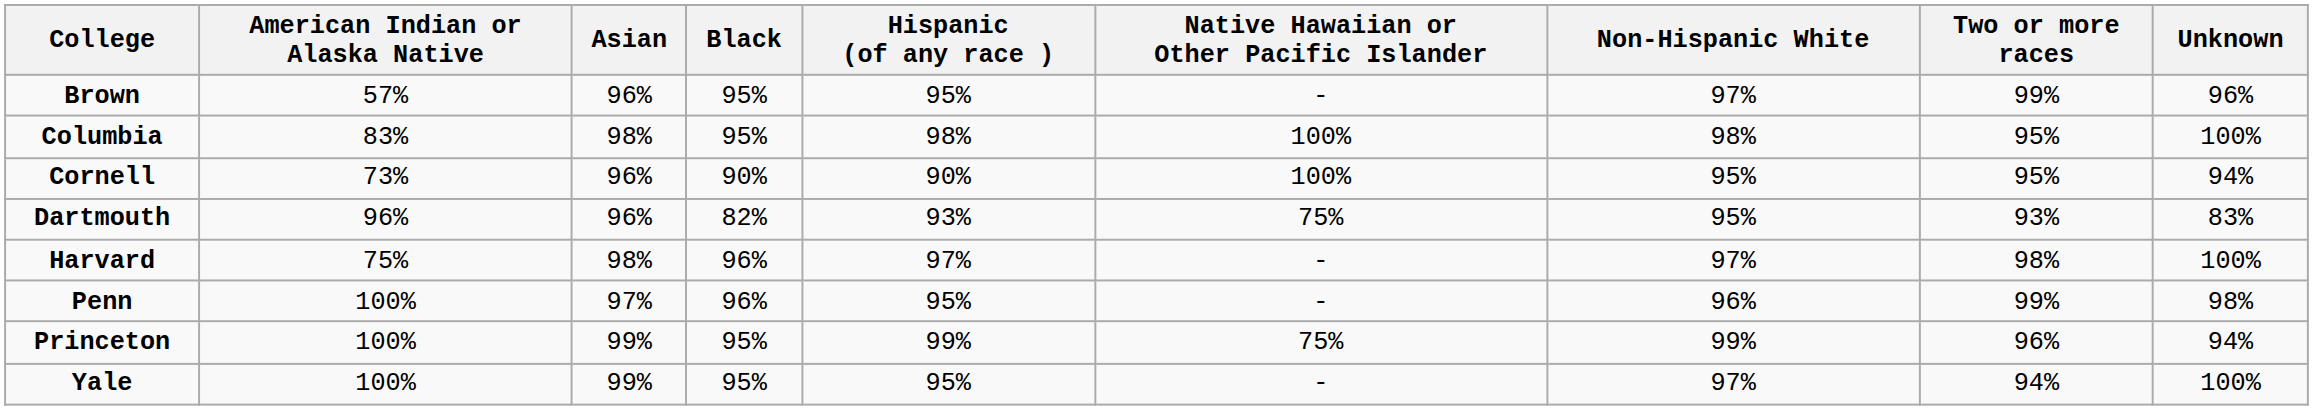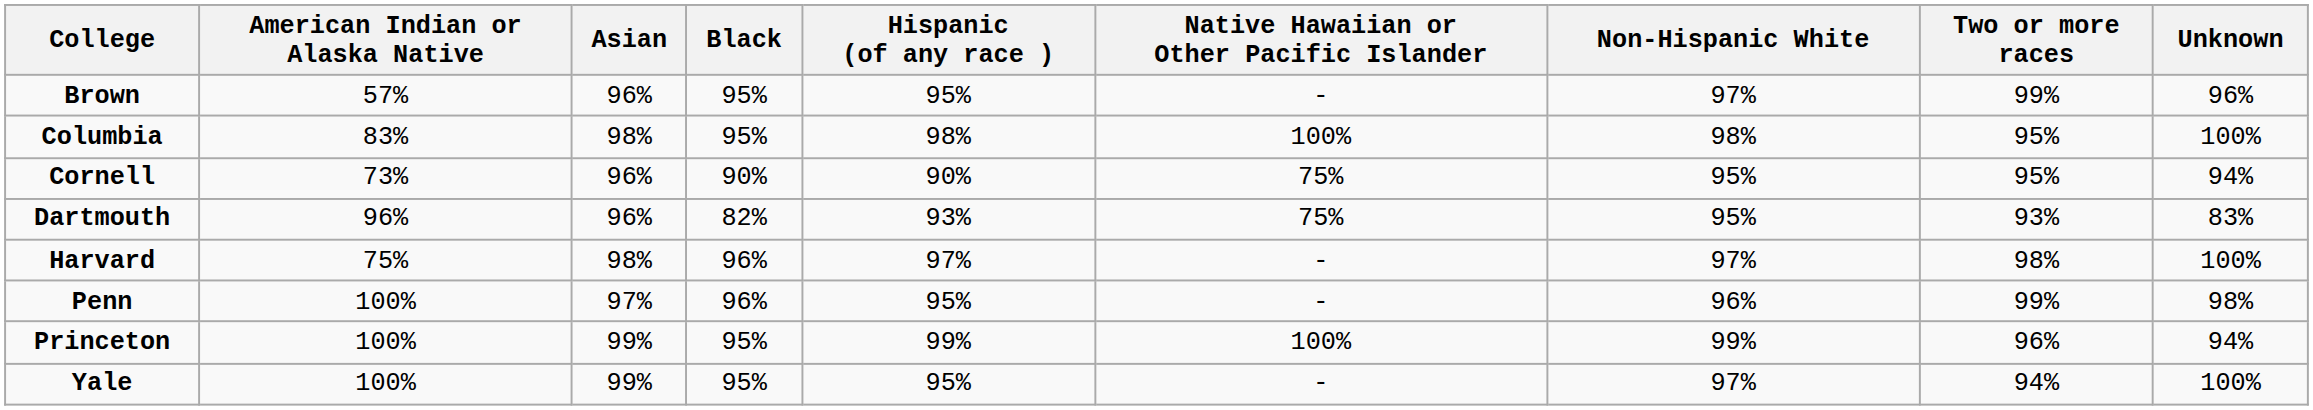(1321, 178) 100% -> (1321, 178) 75%
(1321, 342) 75% -> (1321, 342) 100%
